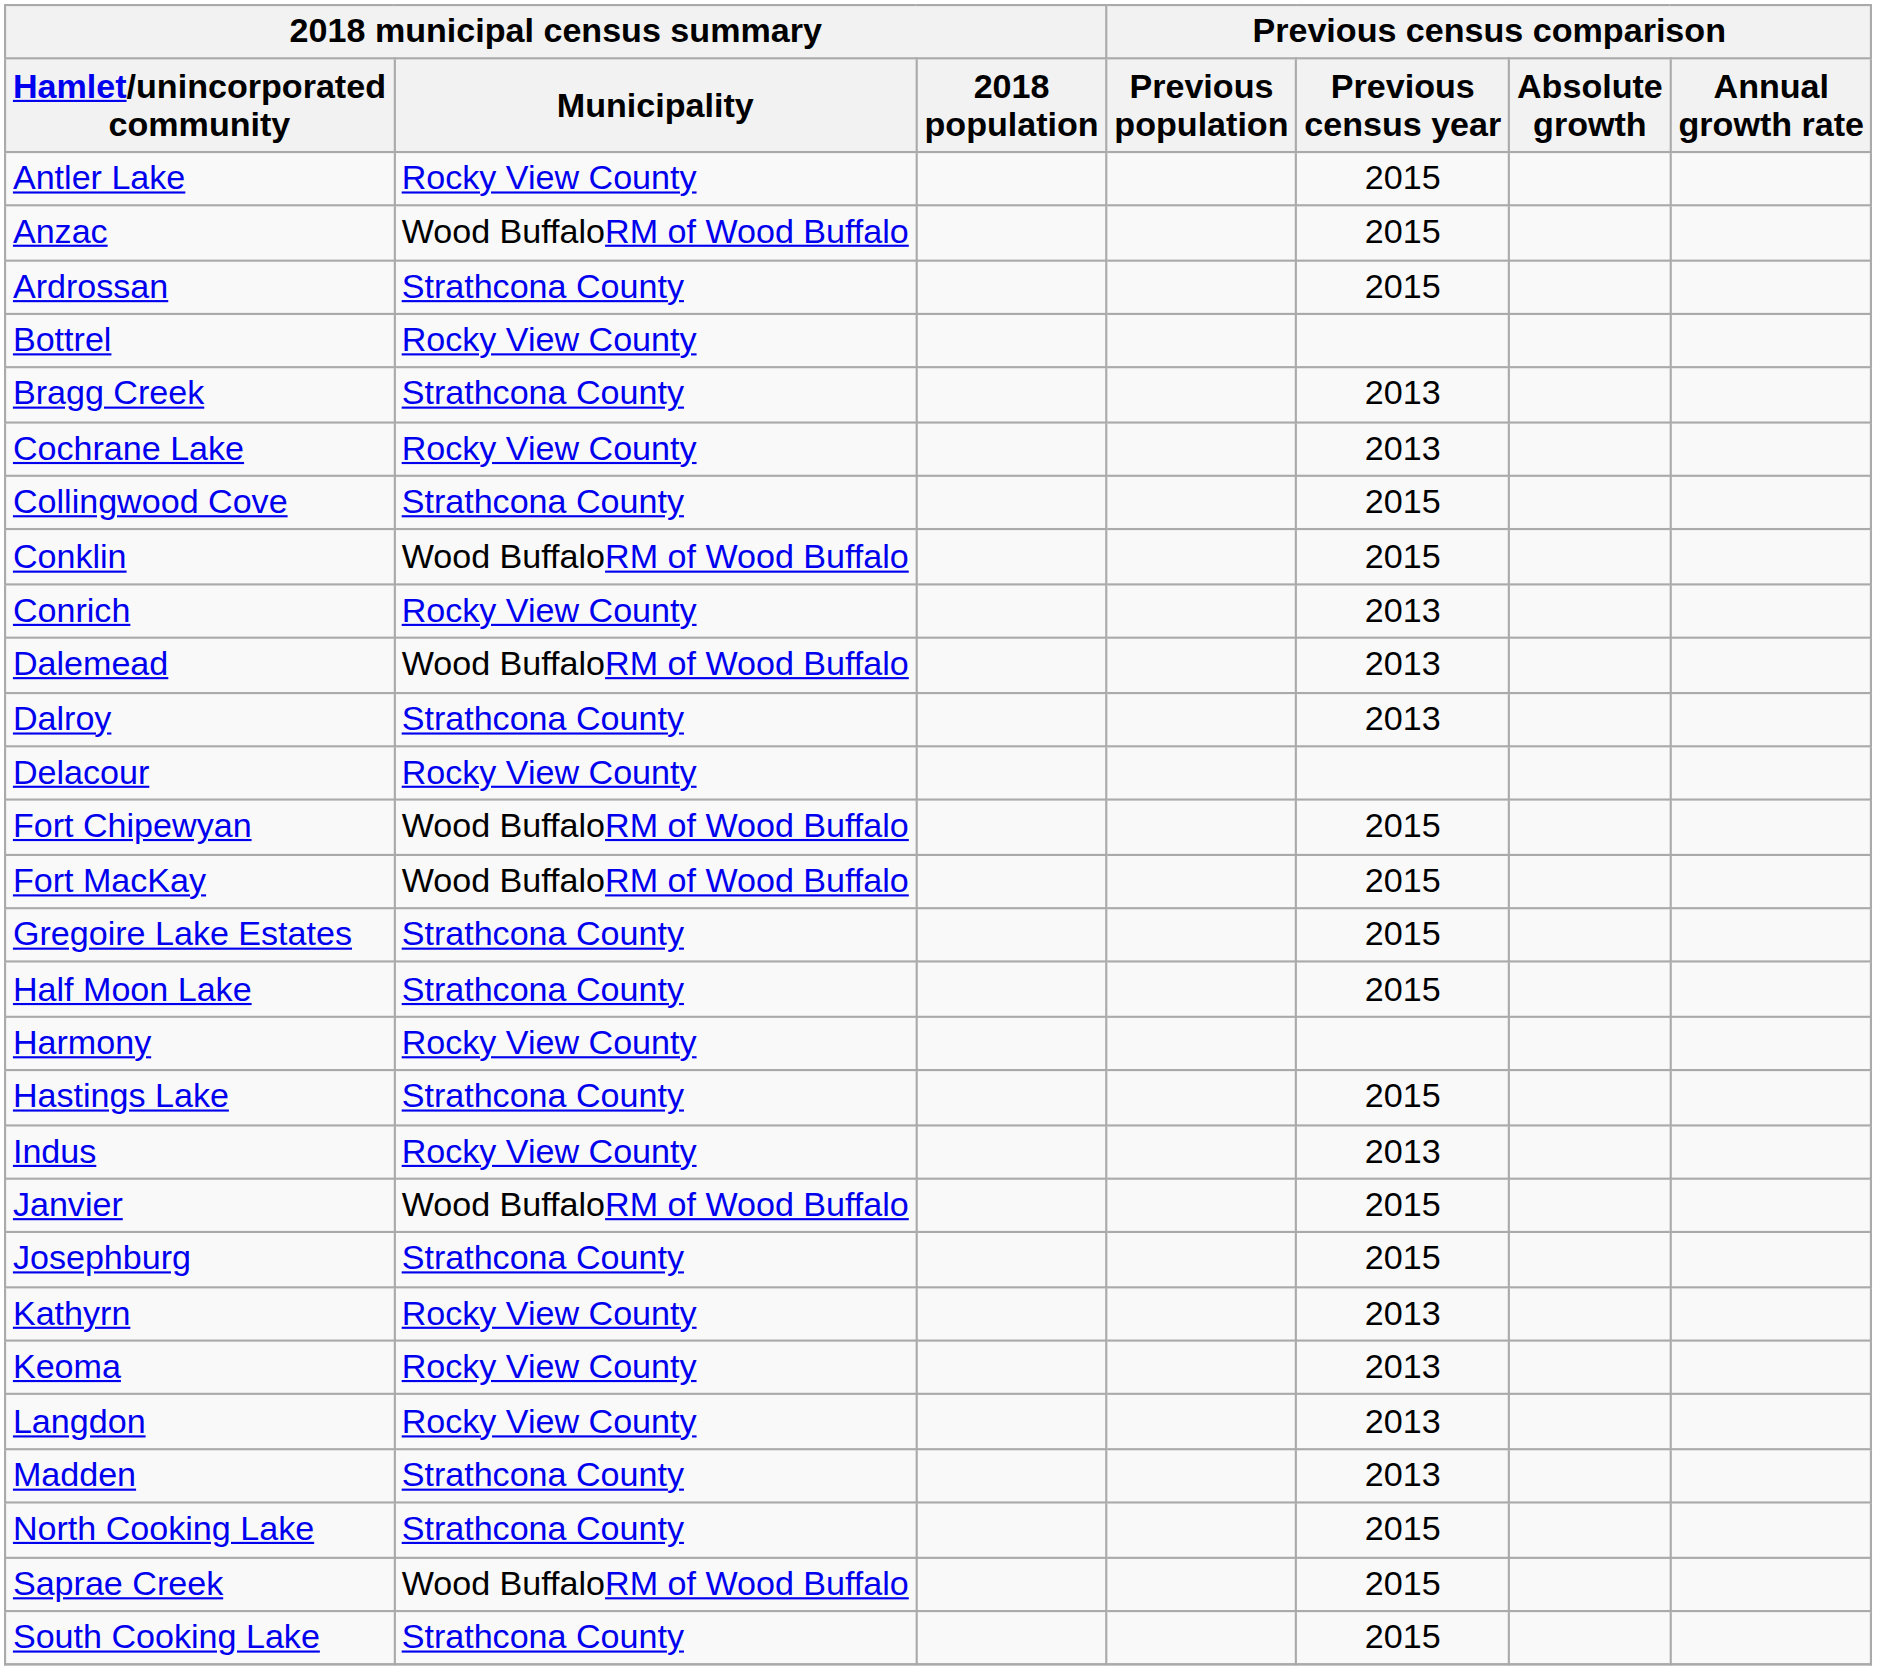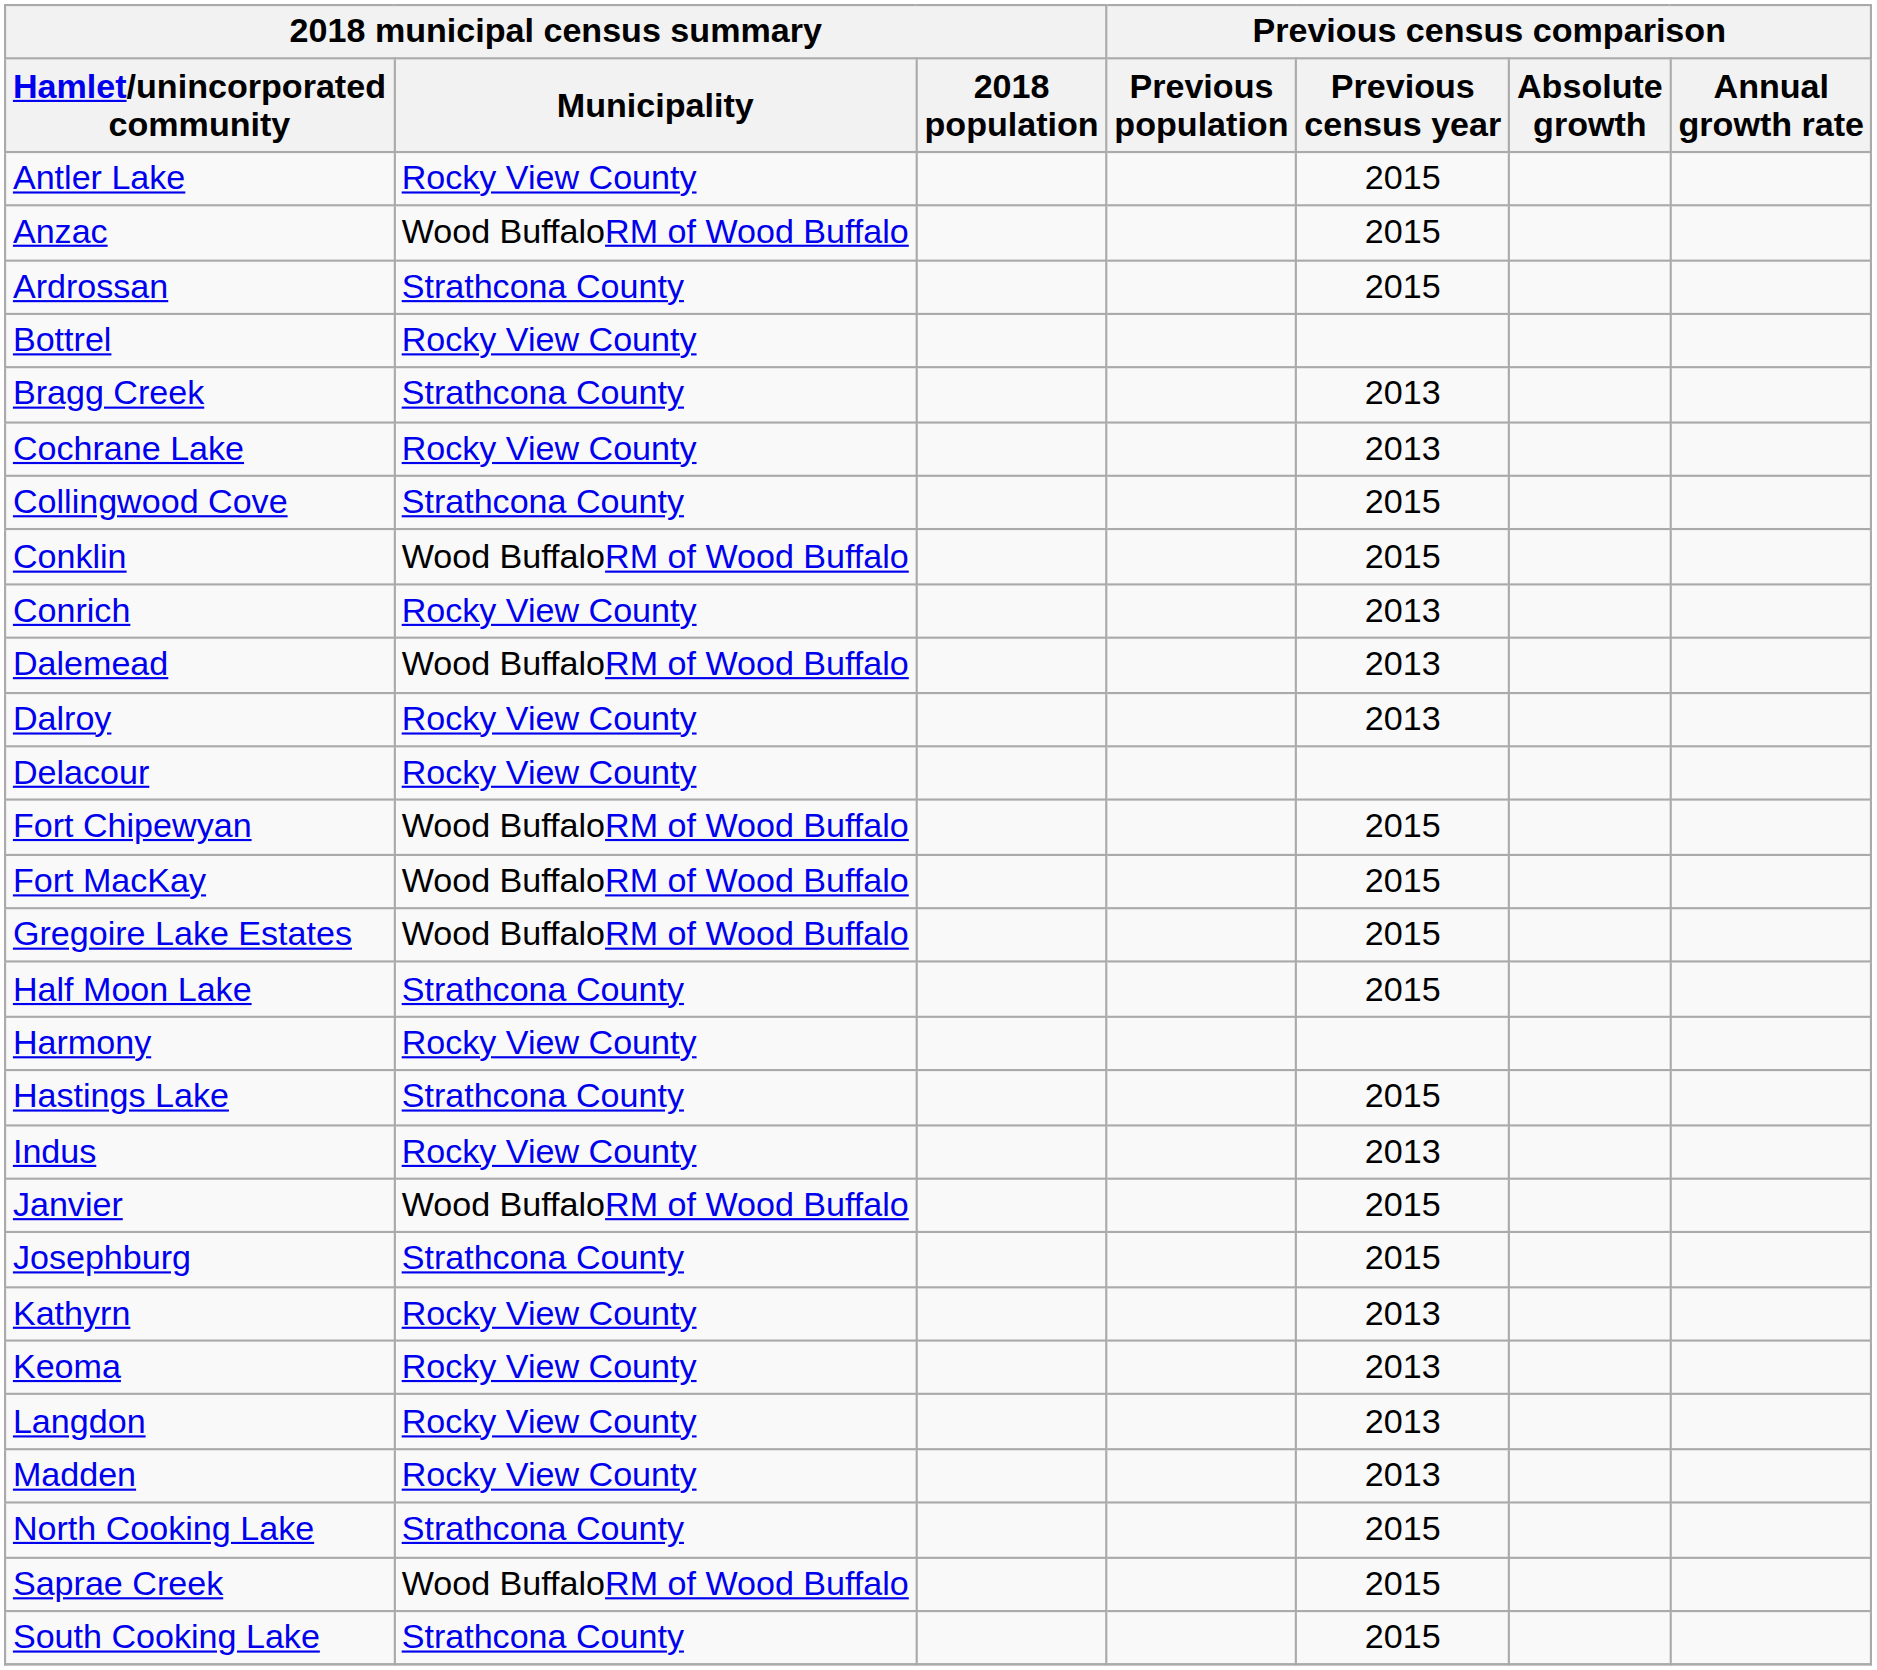(543, 718) Strathcona County -> (549, 718) Rocky View County
(543, 934) Strathcona County -> (655, 934) Wood BuffaloRM of Wood Buffalo
(543, 1475) Strathcona County -> (549, 1475) Rocky View County
